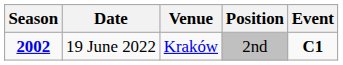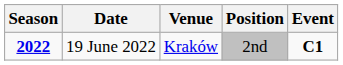(33, 46) 2002 -> (33, 46) 2022
